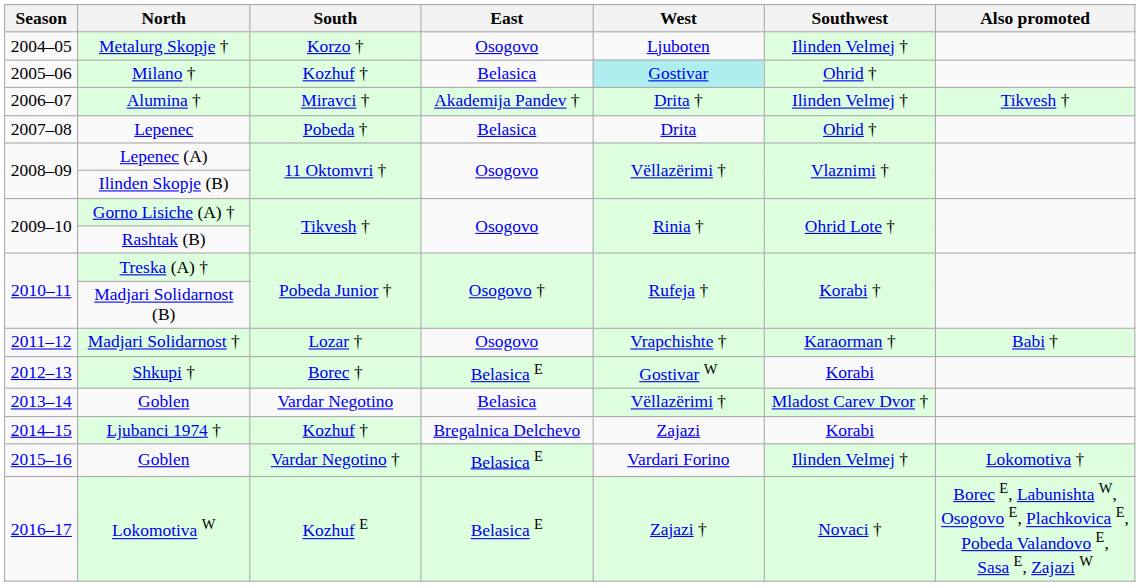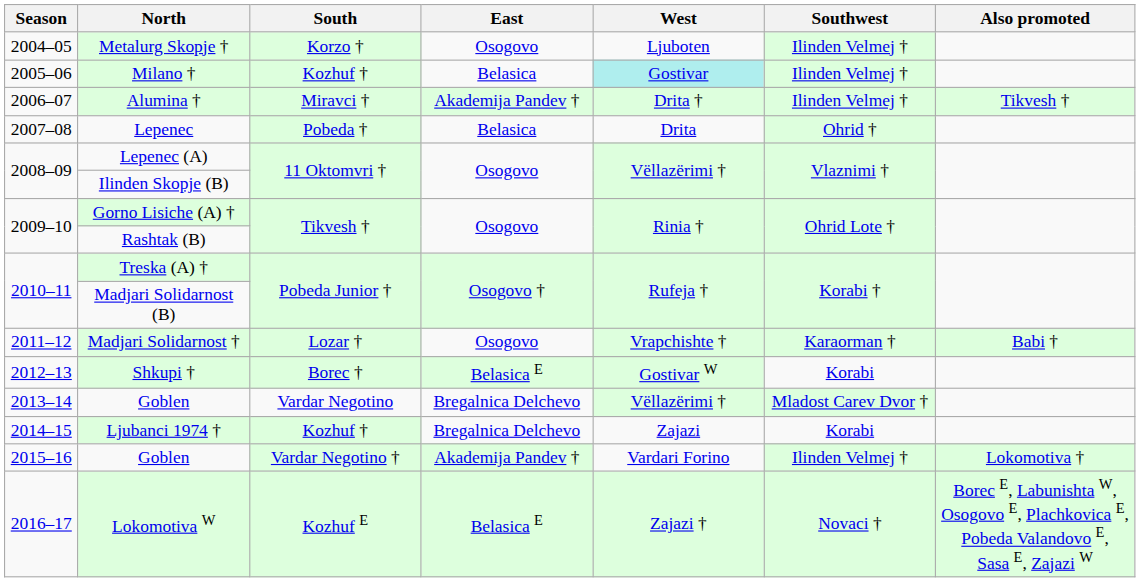(850, 73) Ohrid † -> (850, 73) Ilinden Velmej †
(507, 402) Belasica -> (507, 402) Bregalnica Delchevo
(507, 459) Belasica E -> (507, 457) Akademija Pandev †
